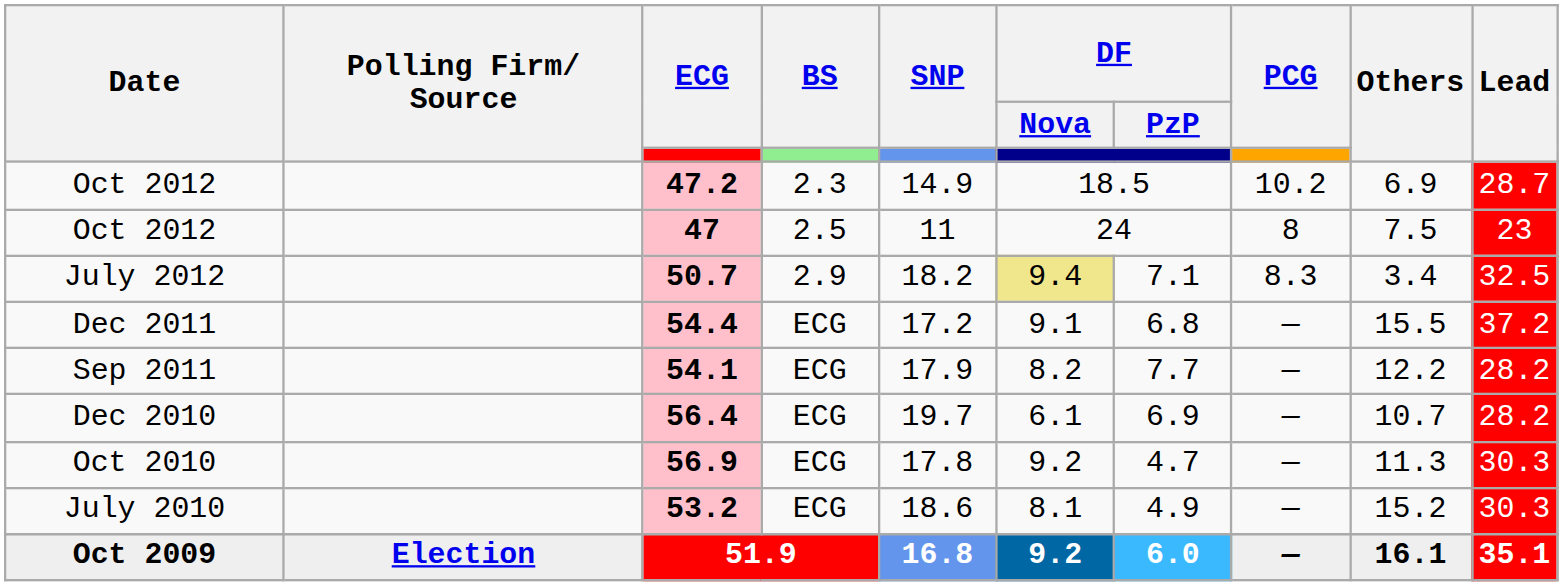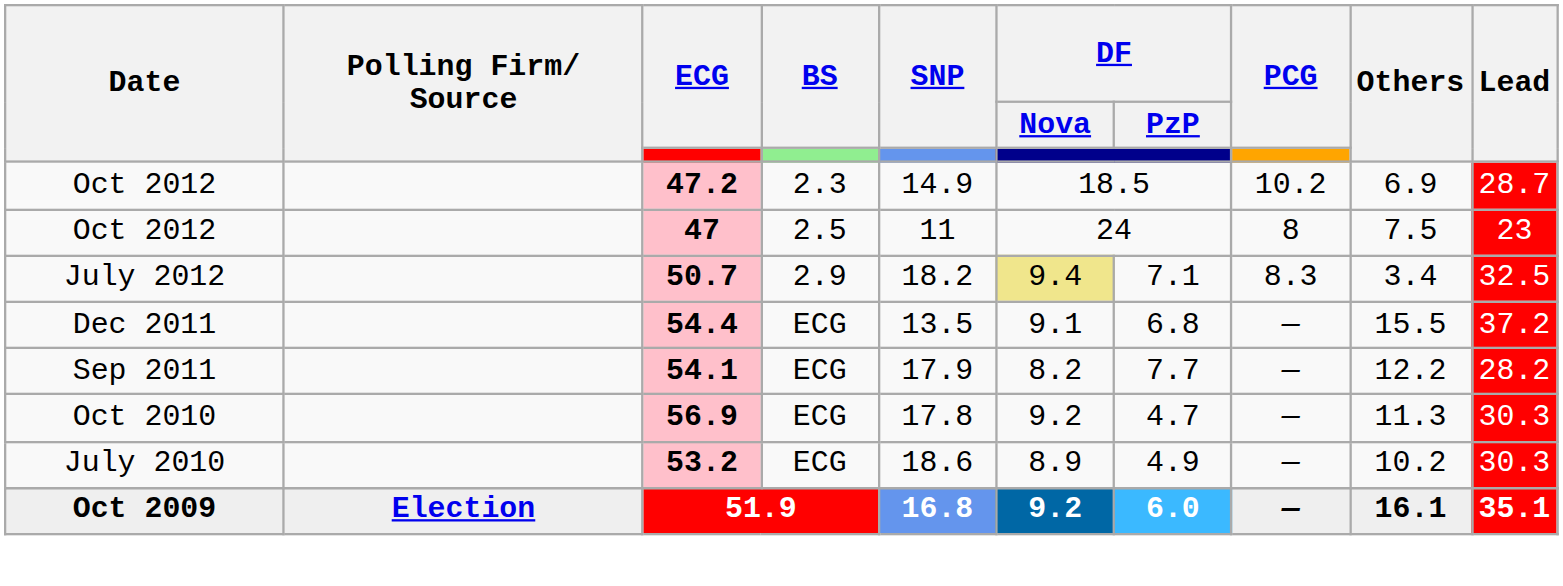(937, 324) 17.2 -> (937, 324) 13.5
- row: (702, 417)
(1055, 509) 8.1 -> (1055, 463) 8.9
(1410, 509) 15.2 -> (1410, 463) 10.2
